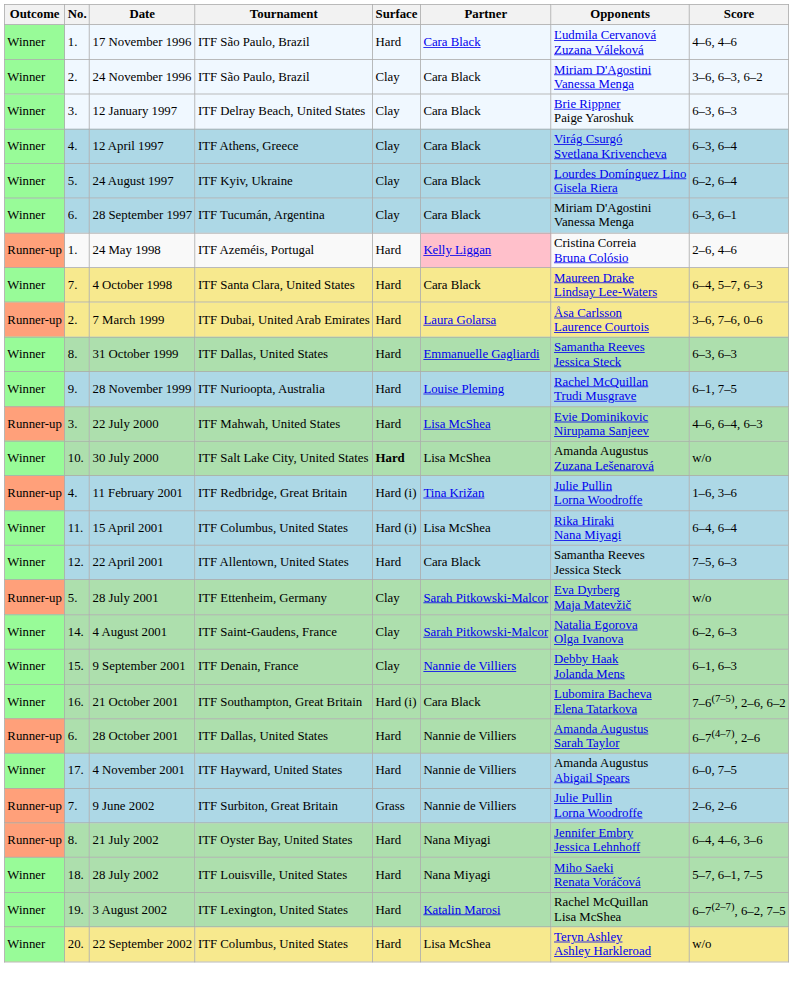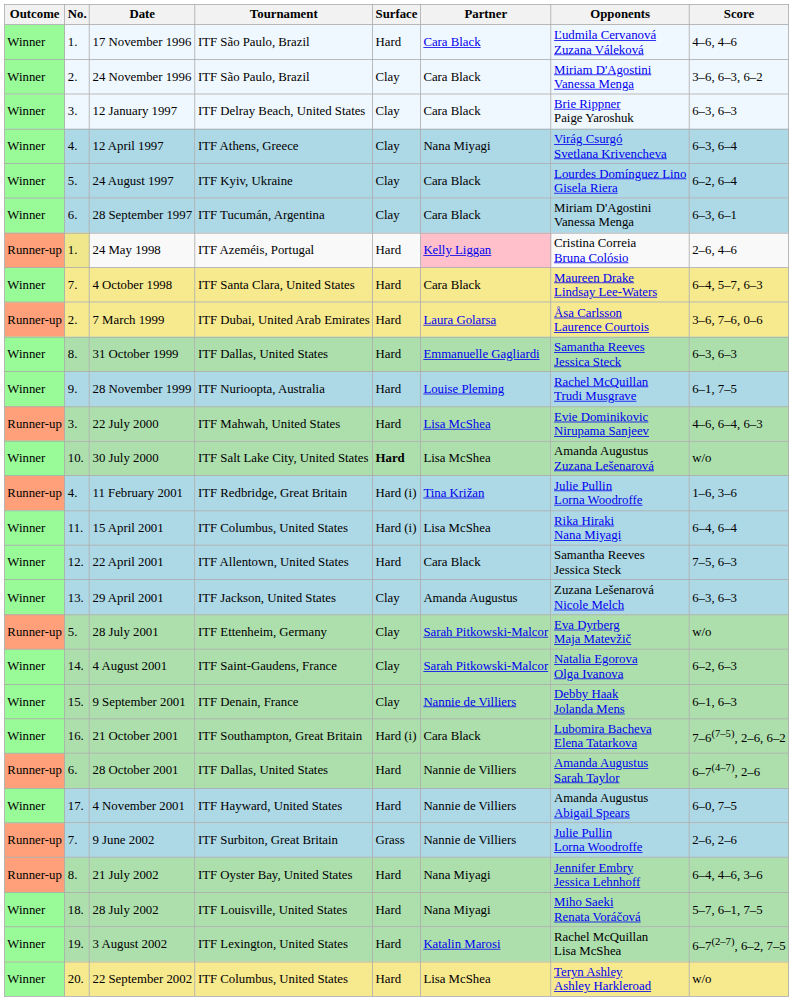(452, 146) Cara Black -> (457, 146) Nana Miyagi
(73, 250) no background -> (73, 250) khaki background
+ row: (128, 597)
